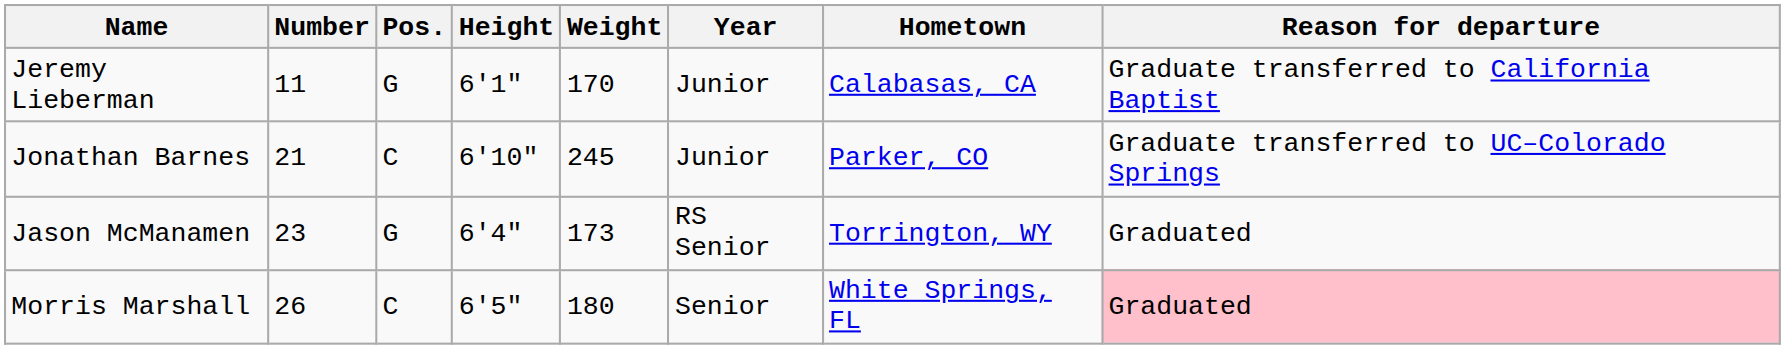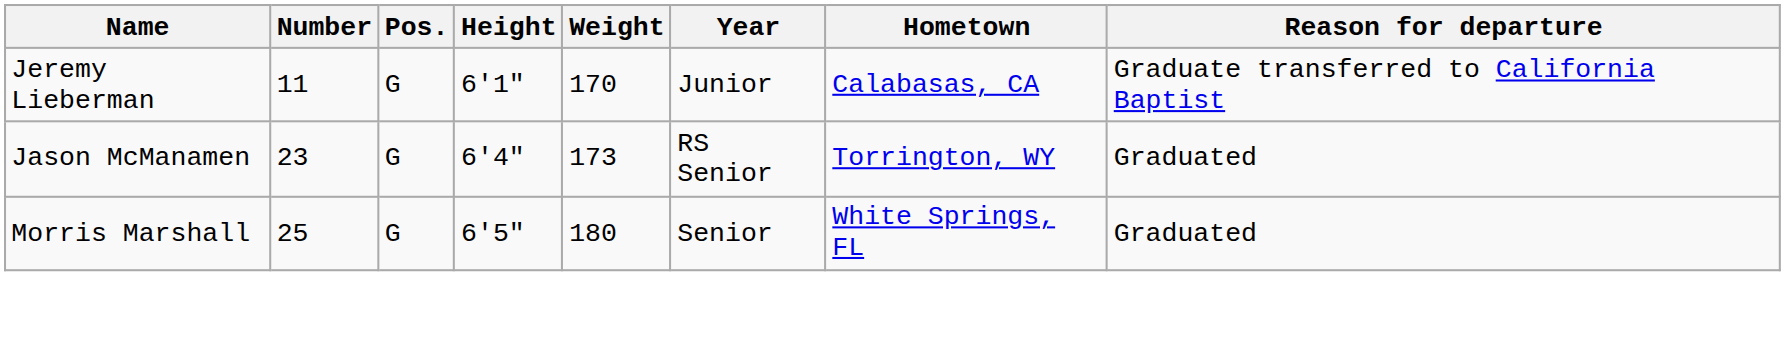- row: (131, 159)
(290, 307) 26 -> (293, 233) 25
(390, 307) C -> (393, 233) G
(1180, 307) pink background -> (1185, 233) no background
